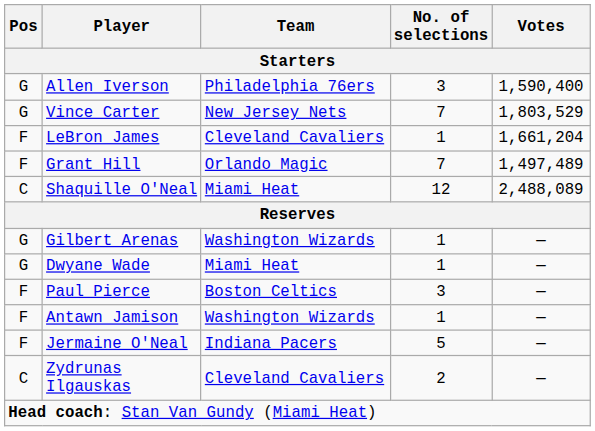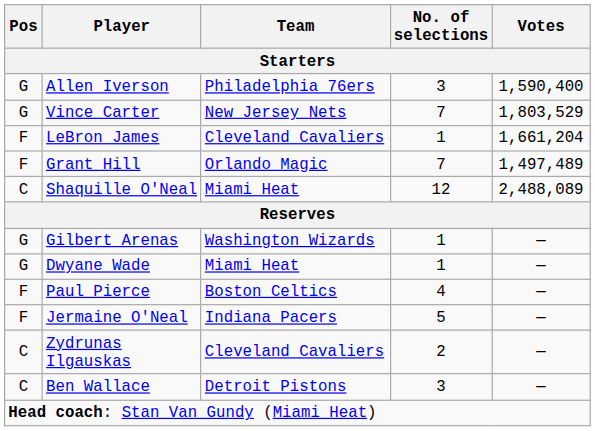(441, 292) 3 -> (441, 292) 4
- row: (112, 318)
+ row: (98, 387)
